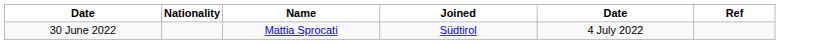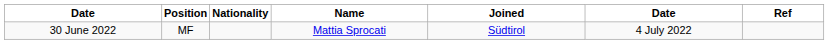+ column: (186, 13)
